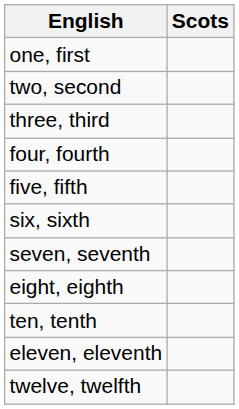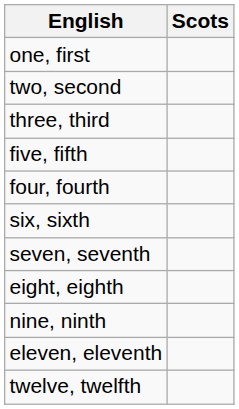rows swapped: (60, 154) <-> (49, 187)
+ row: (58, 320)
- row: (53, 320)
